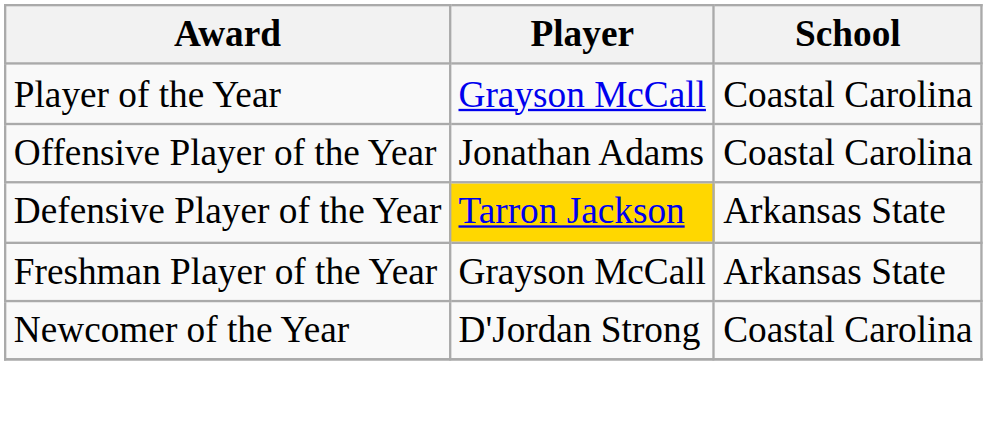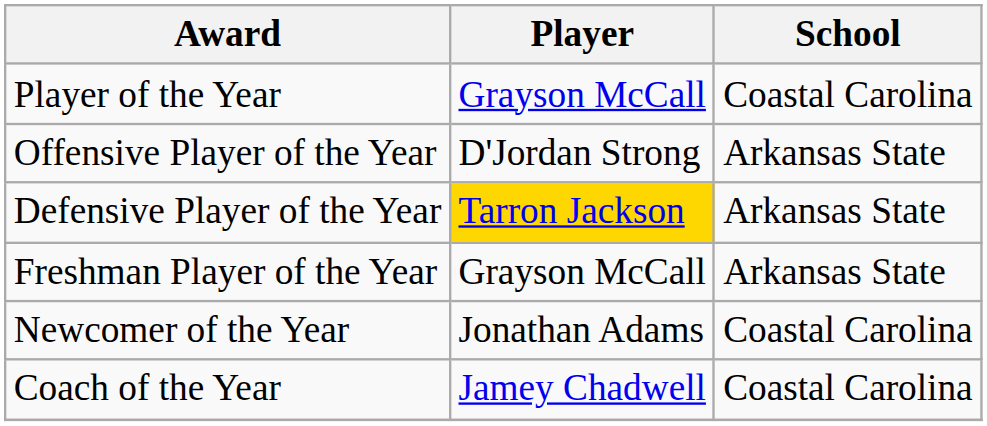(581, 152) Jonathan Adams -> (579, 152) D'Jordan Strong
(848, 152) Coastal Carolina -> (834, 152) Arkansas State
(579, 329) D'Jordan Strong -> (581, 329) Jonathan Adams
+ row: (147, 388)
